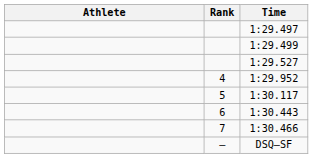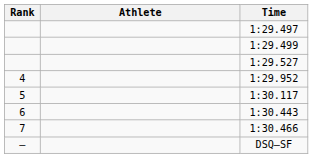columns swapped: (222, 13) <-> (104, 13)
